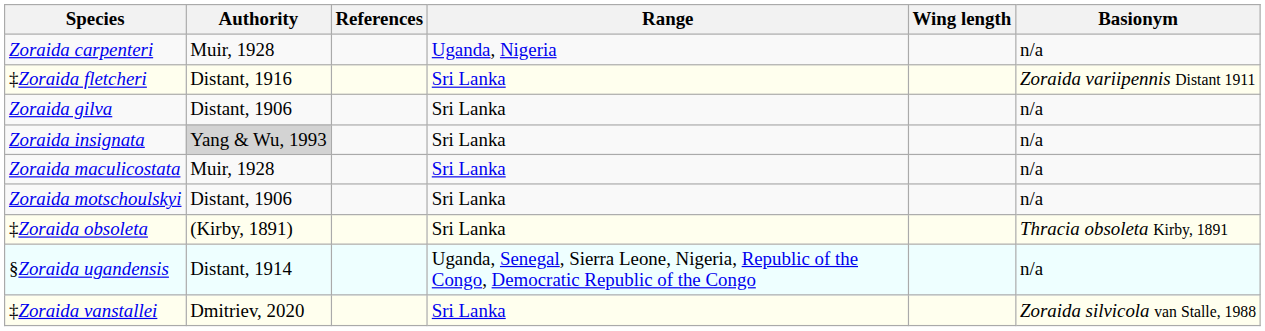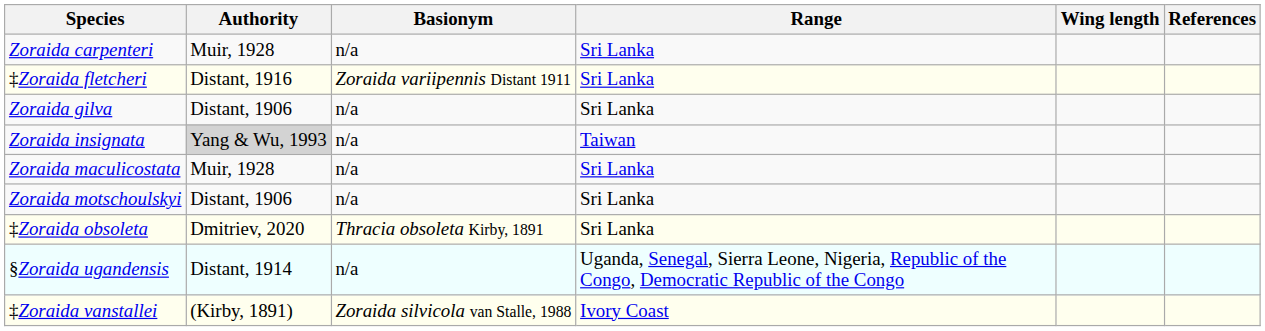columns swapped: (1138, 19) <-> (379, 19)
(494, 49) Uganda, Nigeria -> (617, 49) Sri Lanka
(469, 139) Sri Lanka -> (608, 139) Taiwan
(241, 229) (Kirby, 1891) -> (247, 229) Dmitriev, 2020
(247, 310) Dmitriev, 2020 -> (241, 310) (Kirby, 1891)
(469, 310) Sri Lanka -> (624, 310) Ivory Coast
